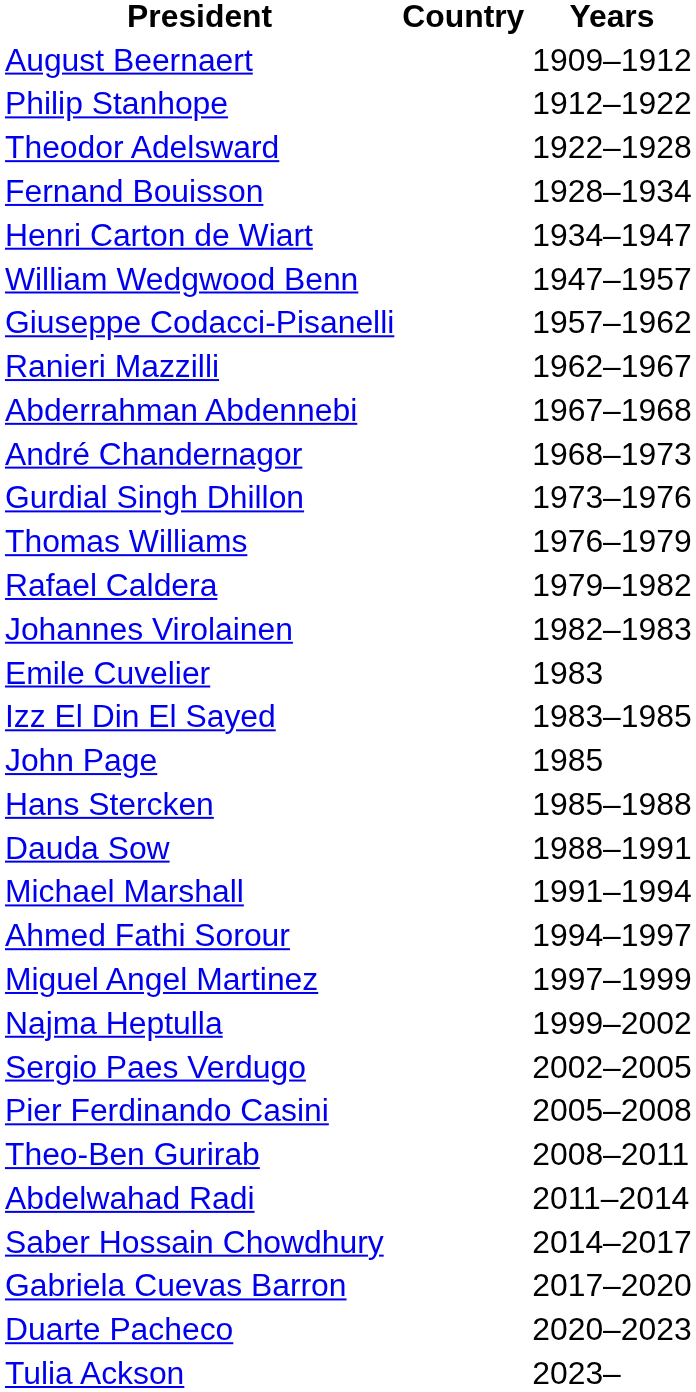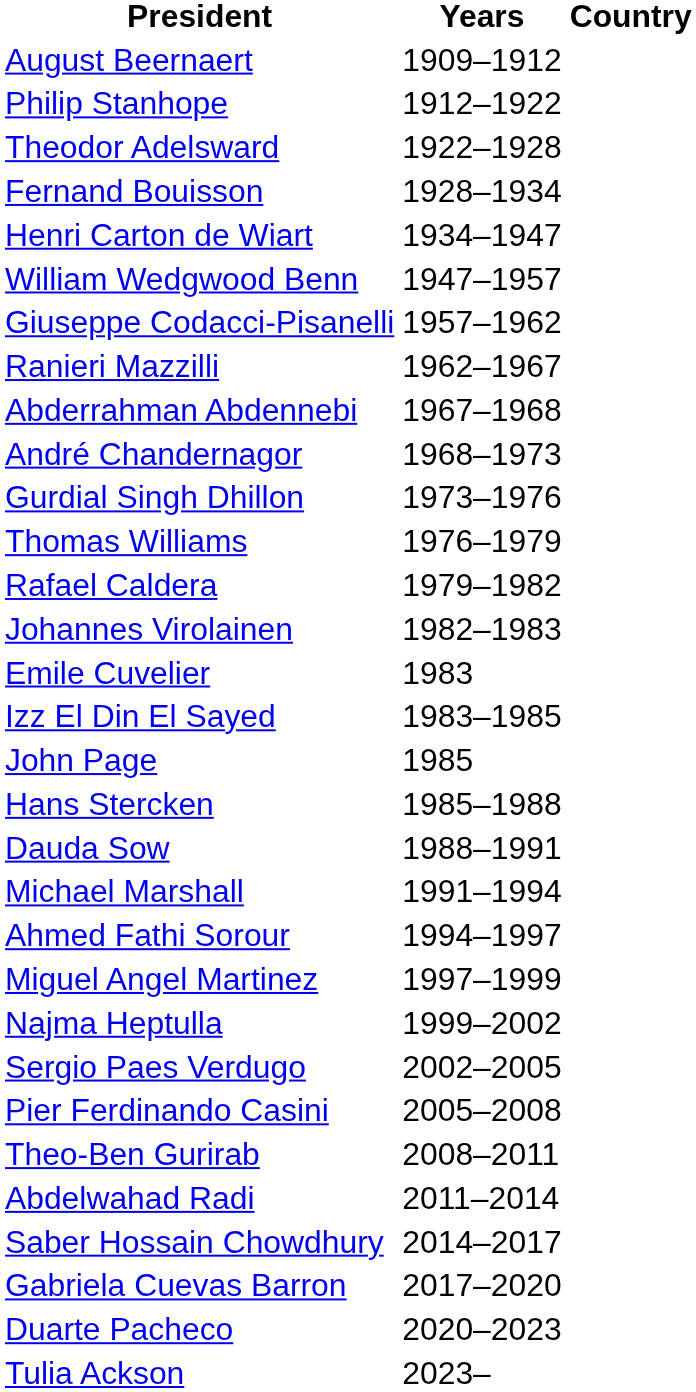columns swapped: (612, 16) <-> (463, 16)
